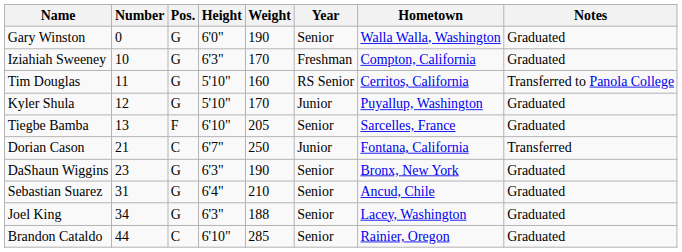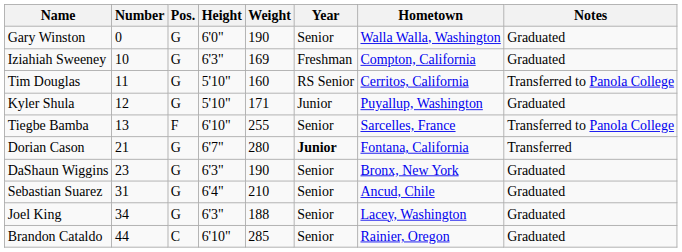(259, 59) 170 -> (259, 59) 169
(259, 103) 170 -> (259, 103) 171
(259, 125) 205 -> (259, 125) 255
(536, 125) Graduated -> (591, 125) Transferred to Panola College
(175, 147) C -> (176, 147) G
(259, 147) 250 -> (259, 147) 280
(315, 147) normal -> (317, 147) bold
